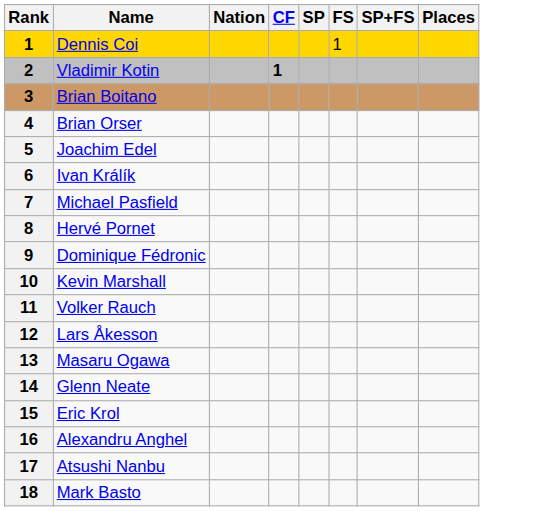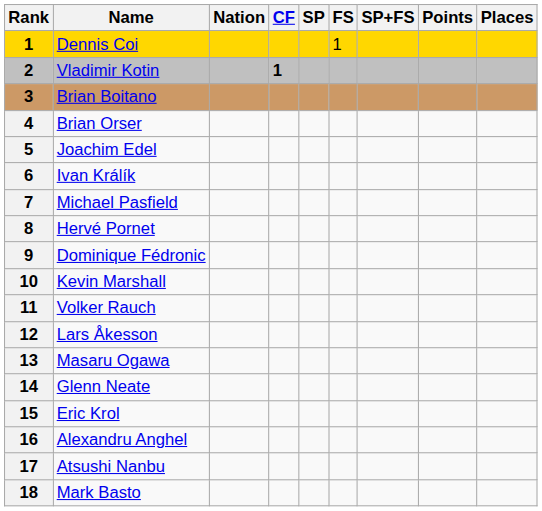+ column: (448, 17)
